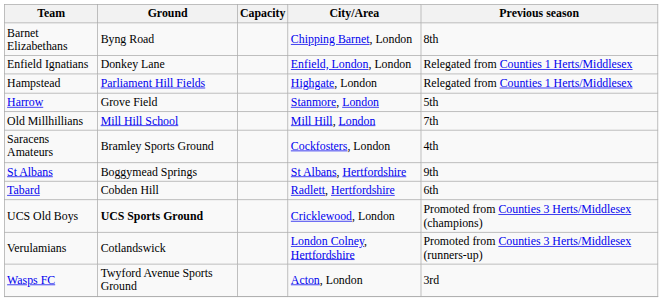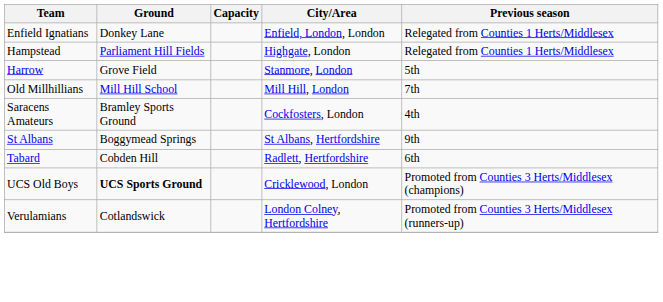- row: (37, 39)
- row: (31, 280)
